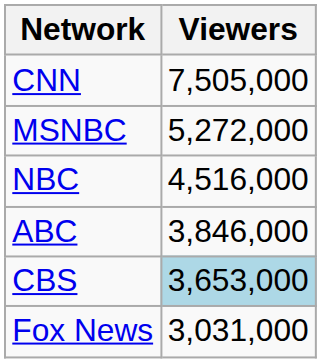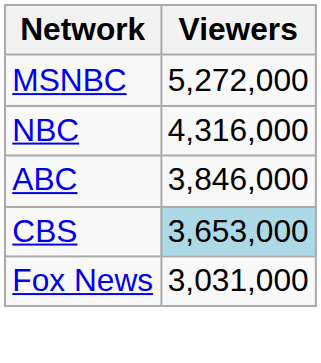- row: (47, 79)
(238, 180) 4,516,000 -> (238, 130) 4,316,000
